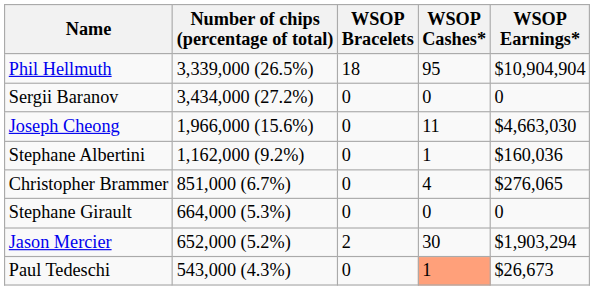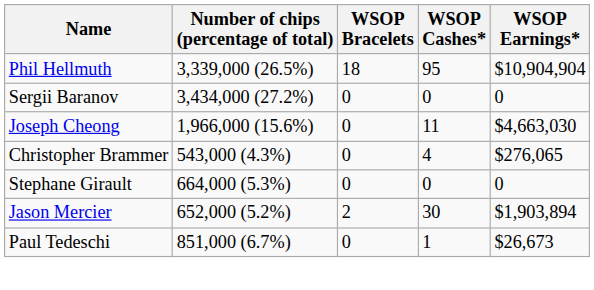- row: (77, 155)
(234, 184) 851,000 (6.7%) -> (234, 155) 543,000 (4.3%)
(535, 241) $1,903,294 -> (535, 213) $1,903,894
(234, 270) 543,000 (4.3%) -> (234, 241) 851,000 (6.7%)
(427, 270) lightsalmon background -> (427, 241) no background
